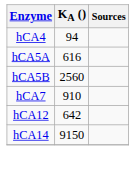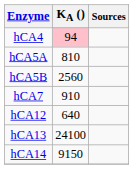(72, 37) no background -> (71, 37) pink background
(72, 56) 616 -> (71, 56) 810
(72, 115) 642 -> (71, 115) 640
+ row: (28, 135)
